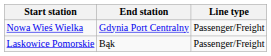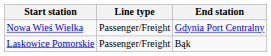columns swapped: (144, 12) <-> (229, 12)
